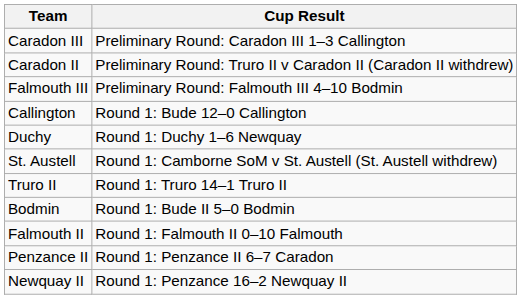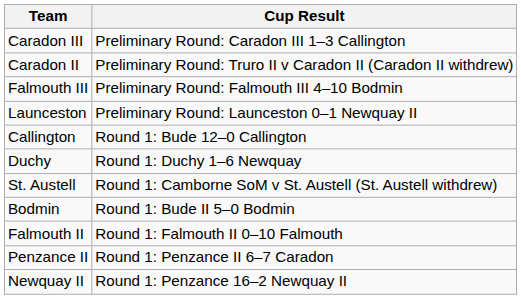+ row: (47, 112)
- row: (32, 185)
